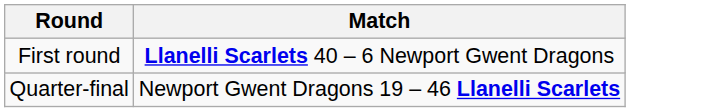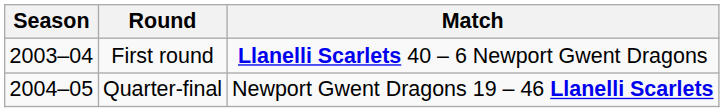+ column: (51, 21)
